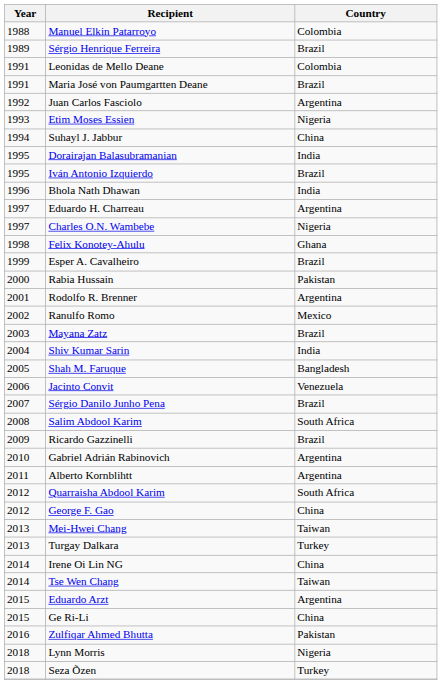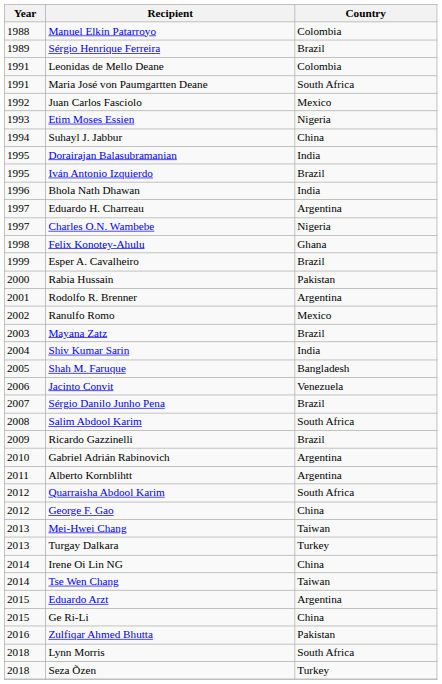(311, 84) Brazil -> (326, 84) South Africa
(319, 102) Argentina -> (314, 102) Mexico
(314, 652) Nigeria -> (326, 652) South Africa
